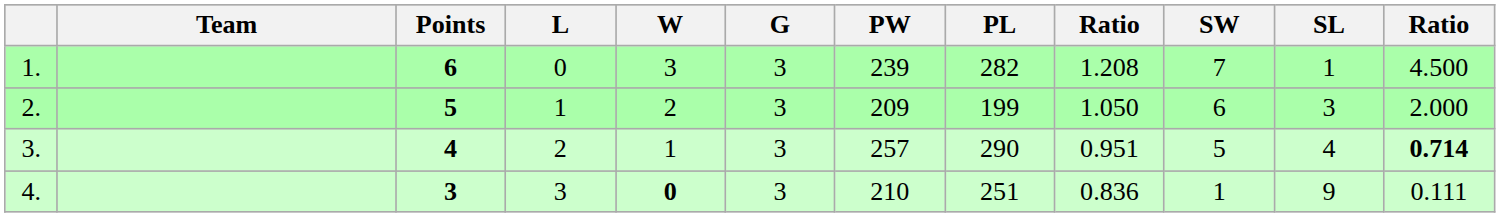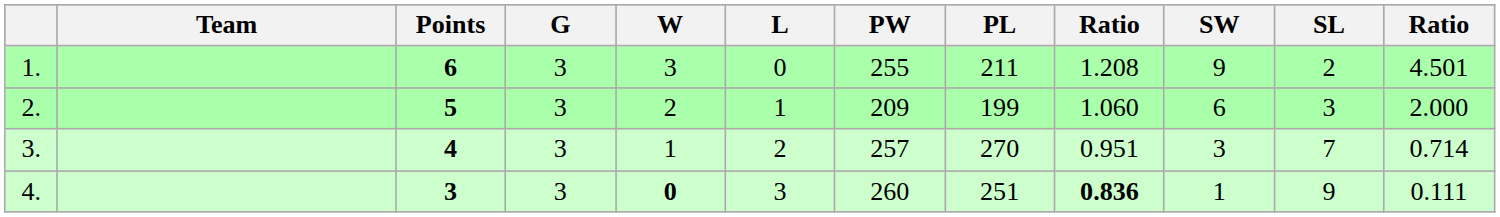columns swapped: (780, 25) <-> (560, 25)
(890, 66) 239 -> (890, 66) 255
(1000, 66) 282 -> (1000, 66) 211
(1219, 66) 7 -> (1219, 66) 9
(1329, 66) 1 -> (1329, 66) 2
(1439, 66) 4.500 -> (1439, 66) 4.501
(1109, 107) 1.050 -> (1109, 107) 1.060
(1000, 149) 290 -> (1000, 149) 270
(1219, 149) 5 -> (1219, 149) 3
(1329, 149) 4 -> (1329, 149) 7
(1439, 149) bold -> (1439, 149) normal
(890, 190) 210 -> (890, 190) 260
(1109, 190) normal -> (1109, 190) bold
